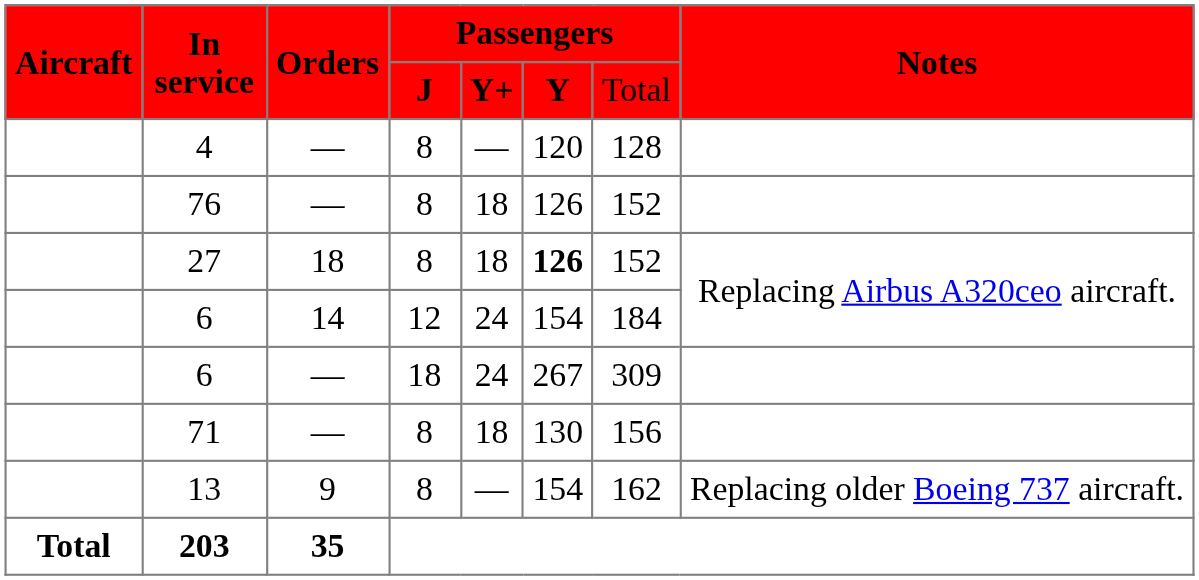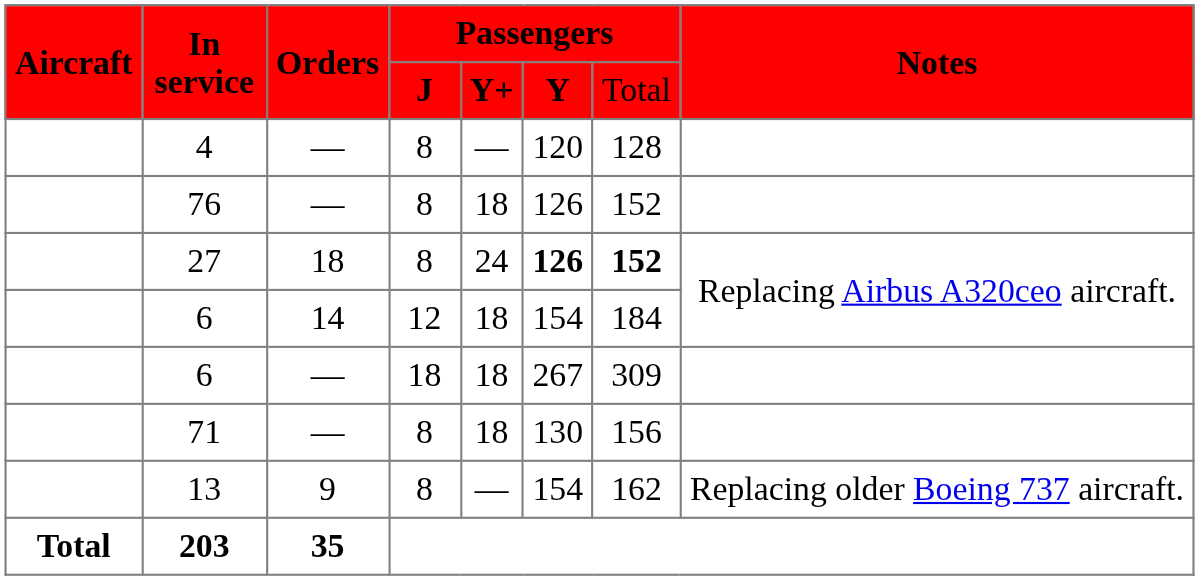(492, 260) 18 -> (492, 260) 24
(637, 260) normal -> (637, 260) bold
(492, 317) 24 -> (492, 317) 18
(492, 374) 24 -> (492, 374) 18
